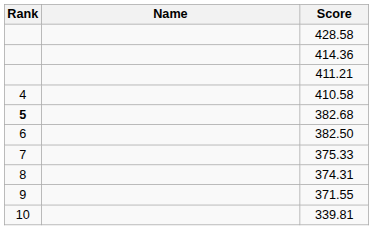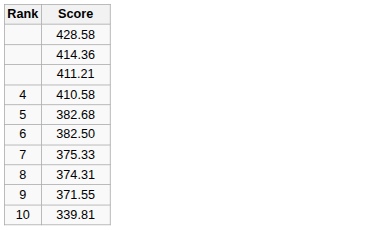- column: (170, 14)
(23, 114) bold -> (23, 114) normal
